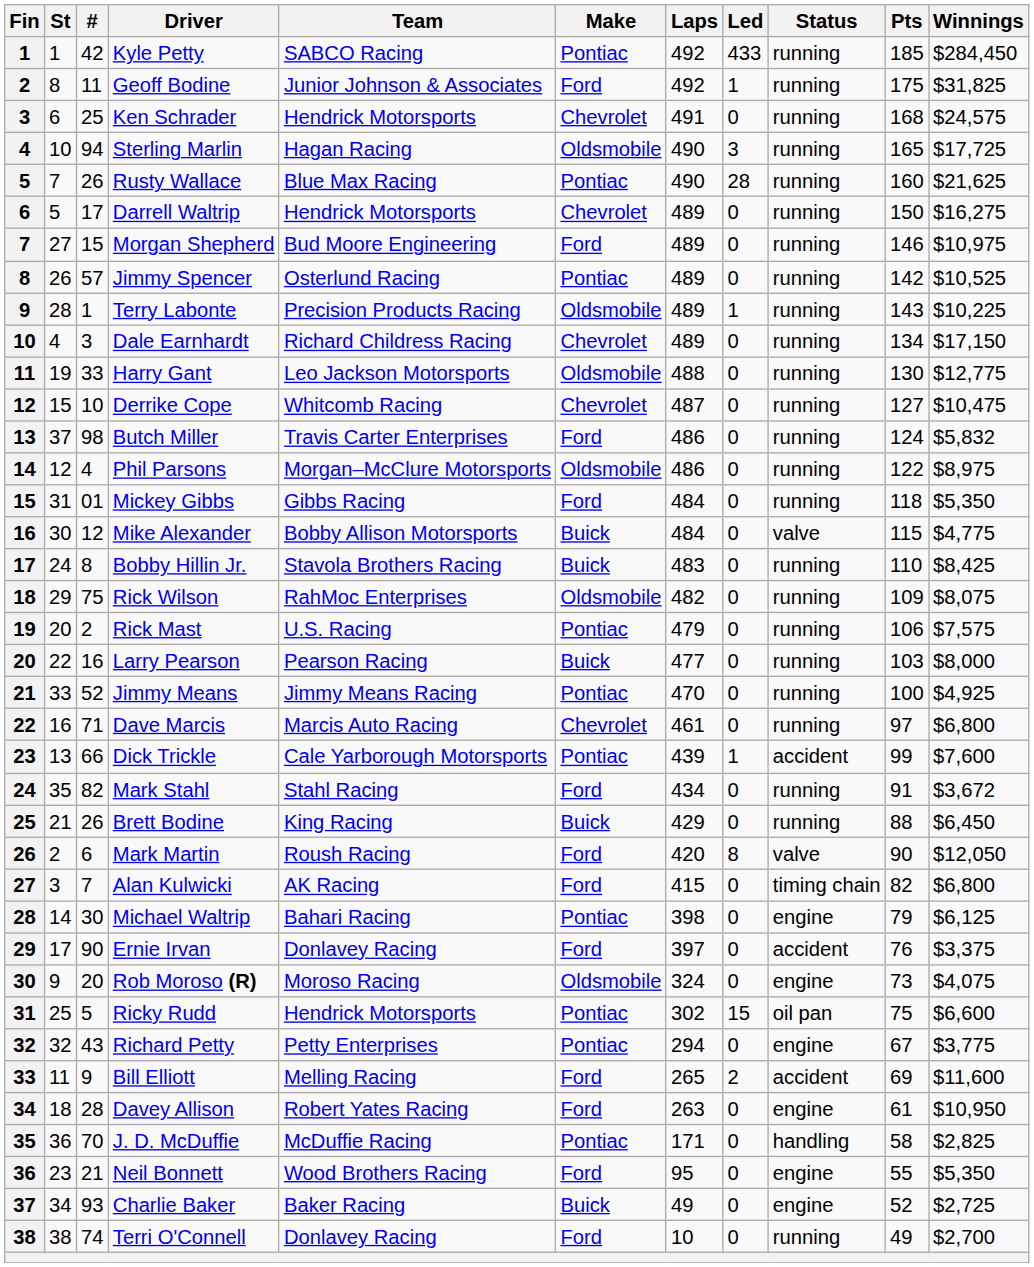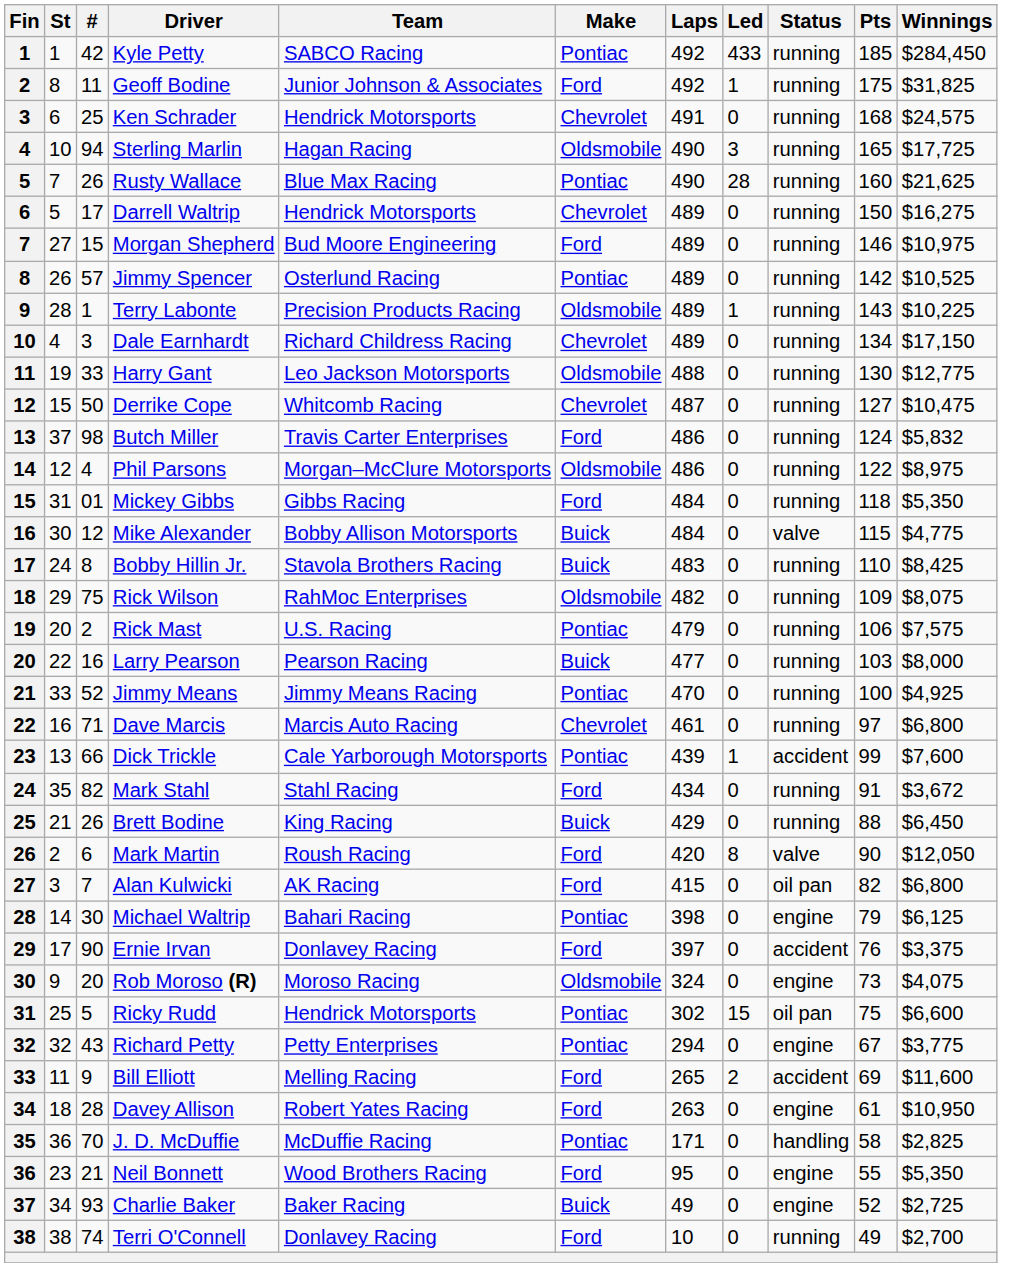(92, 405) 10 -> (92, 405) 50
(827, 885) timing chain -> (803, 885) oil pan
